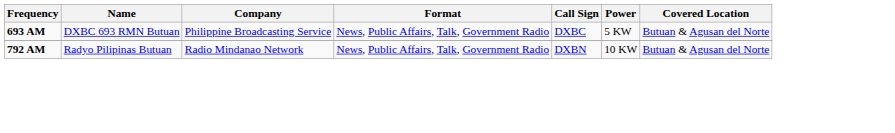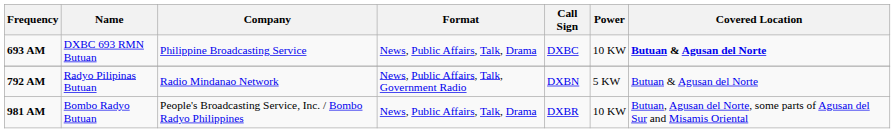(443, 31) News, Public Affairs, Talk, Government Radio -> (458, 50) News, Public Affairs, Talk, Drama
(618, 31) 5 KW -> (609, 50) 10 KW
(706, 31) normal -> (699, 50) bold
(621, 49) 10 KW -> (607, 81) 5 KW
+ row: (26, 112)
